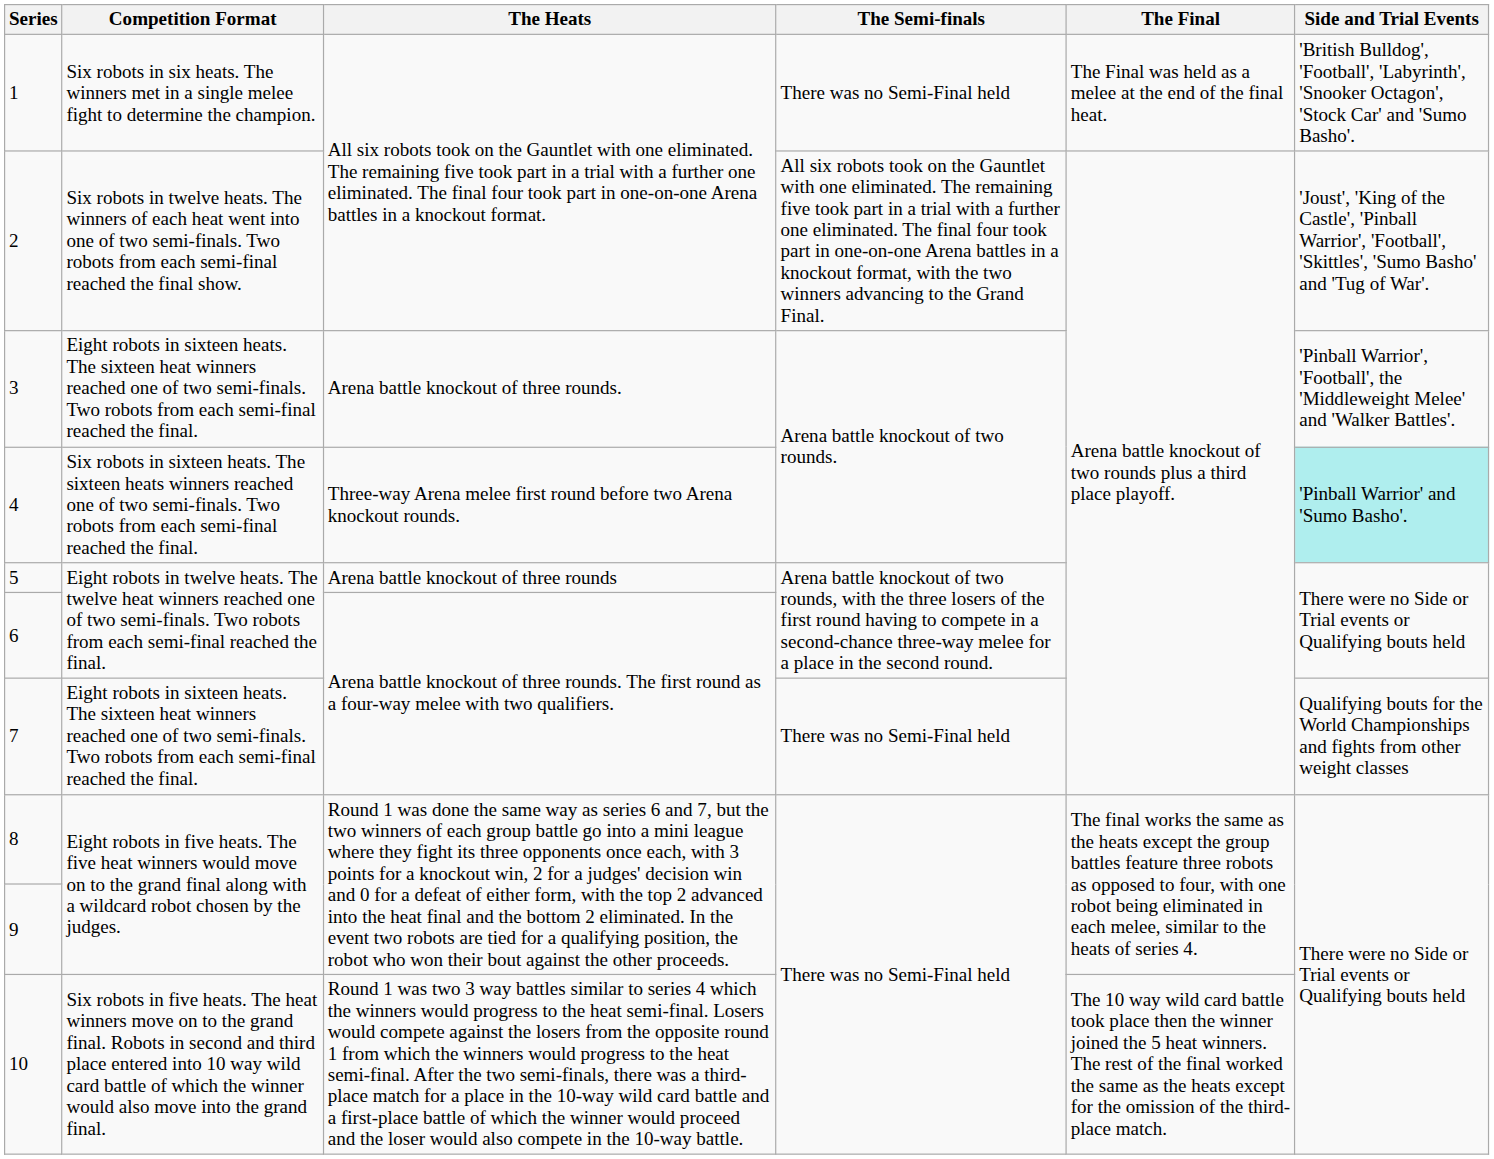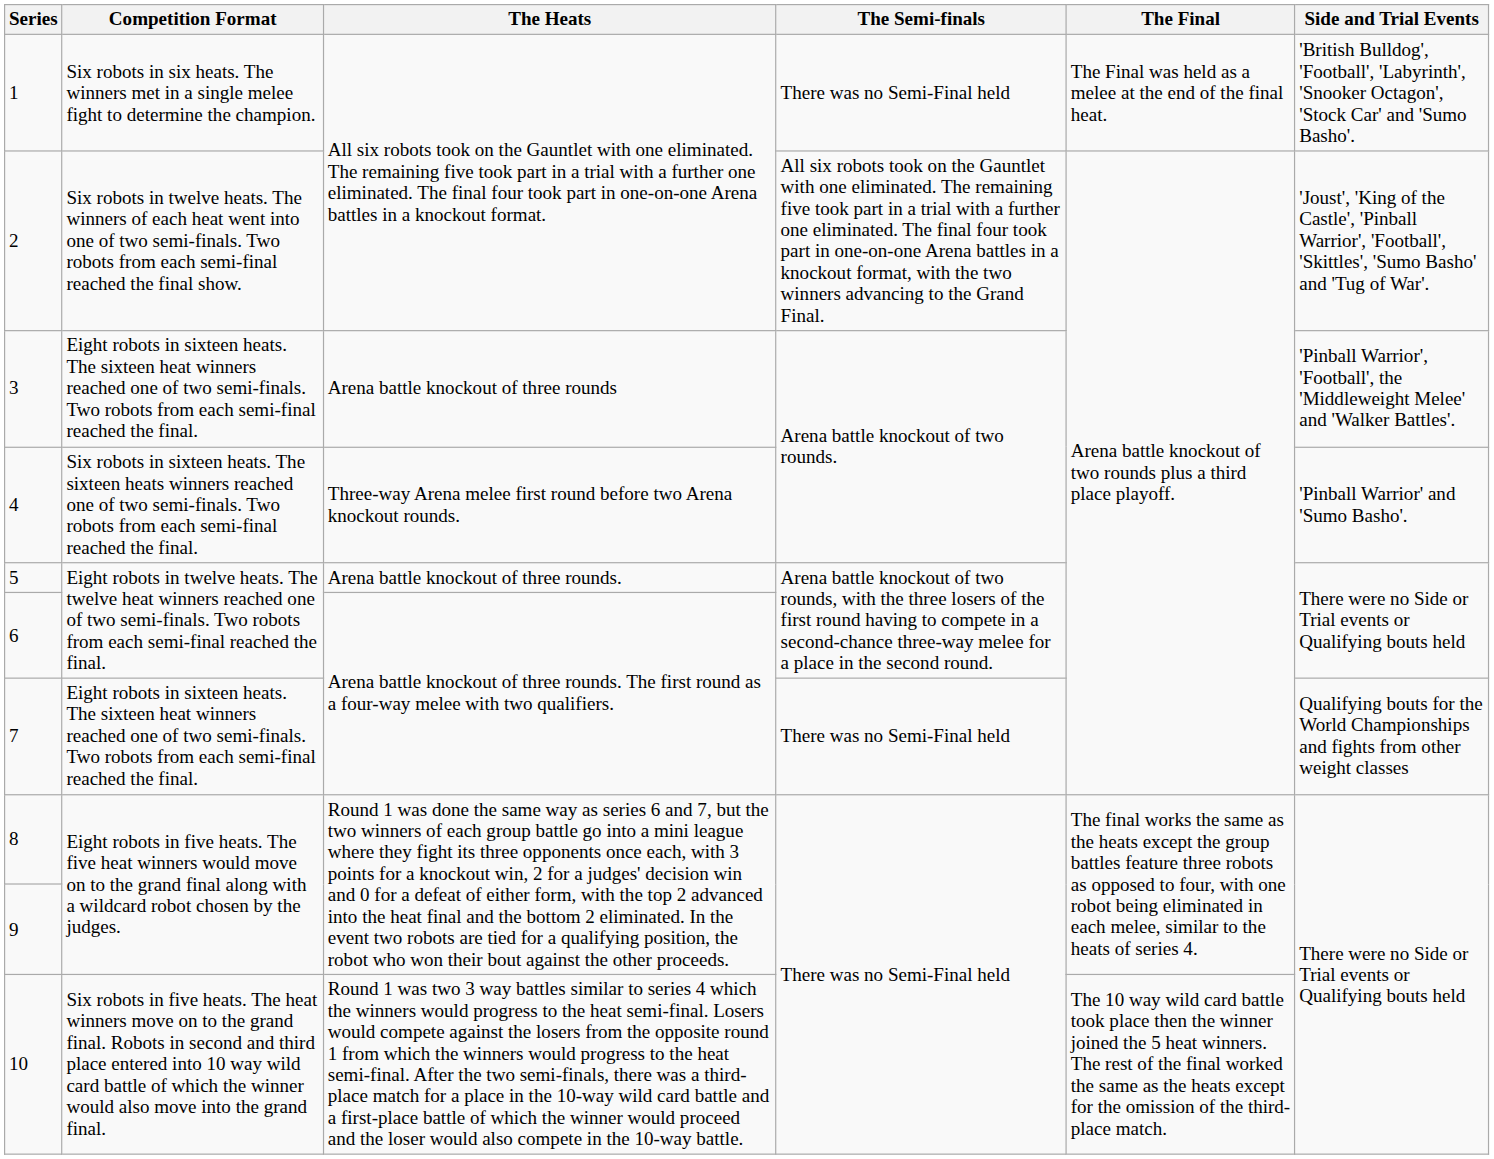(475, 388) Arena battle knockout of three rounds. -> (472, 388) Arena battle knockout of three rounds
(1377, 504) paleturquoise background -> (1377, 504) no background
(472, 577) Arena battle knockout of three rounds -> (475, 577) Arena battle knockout of three rounds.
